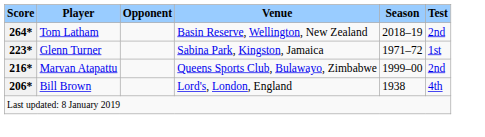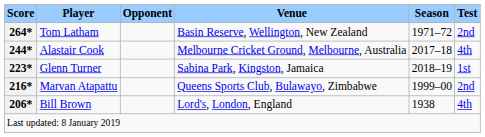(402, 31) 2018–19 -> (432, 31) 1971–72
+ row: (72, 50)
(402, 50) 1971–72 -> (432, 68) 2018–19
